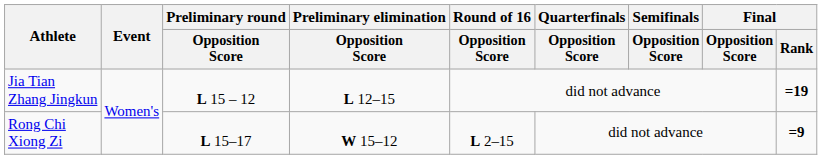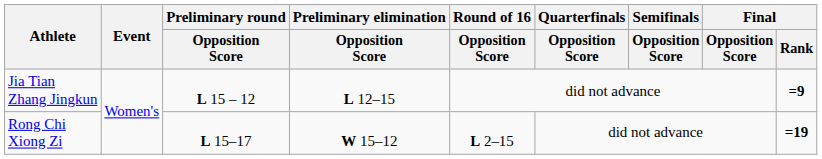(797, 90) =19 -> (797, 90) =9
(797, 133) =9 -> (797, 133) =19
